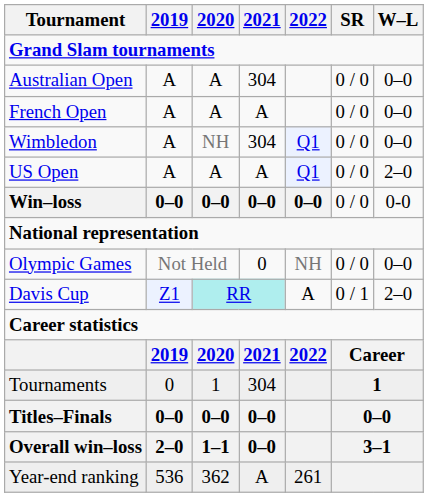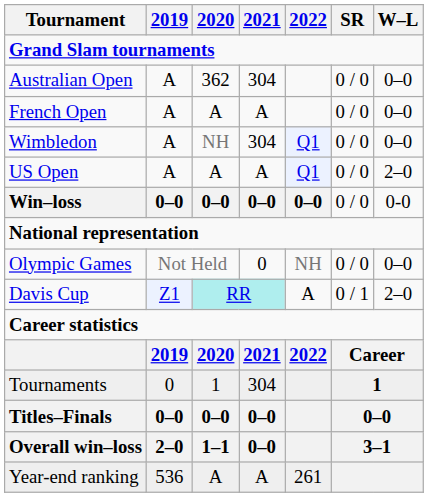(216, 80) A -> (216, 80) 362
(216, 476) 362 -> (216, 476) A
